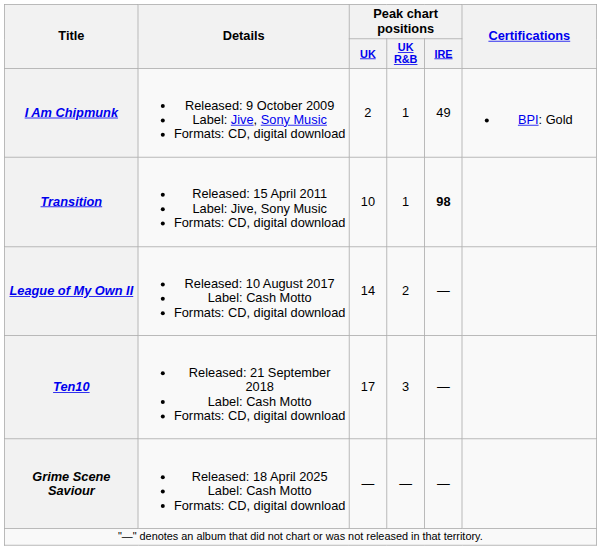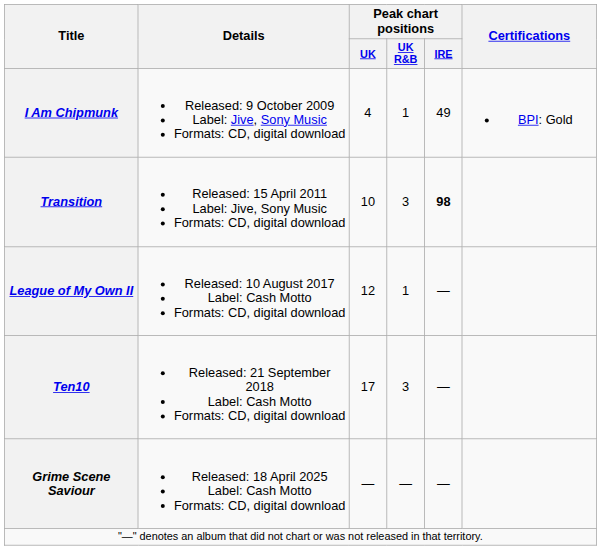(368, 112) 2 -> (368, 112) 4
(406, 202) 1 -> (406, 202) 3
(368, 291) 14 -> (368, 291) 12
(406, 291) 2 -> (406, 291) 1
